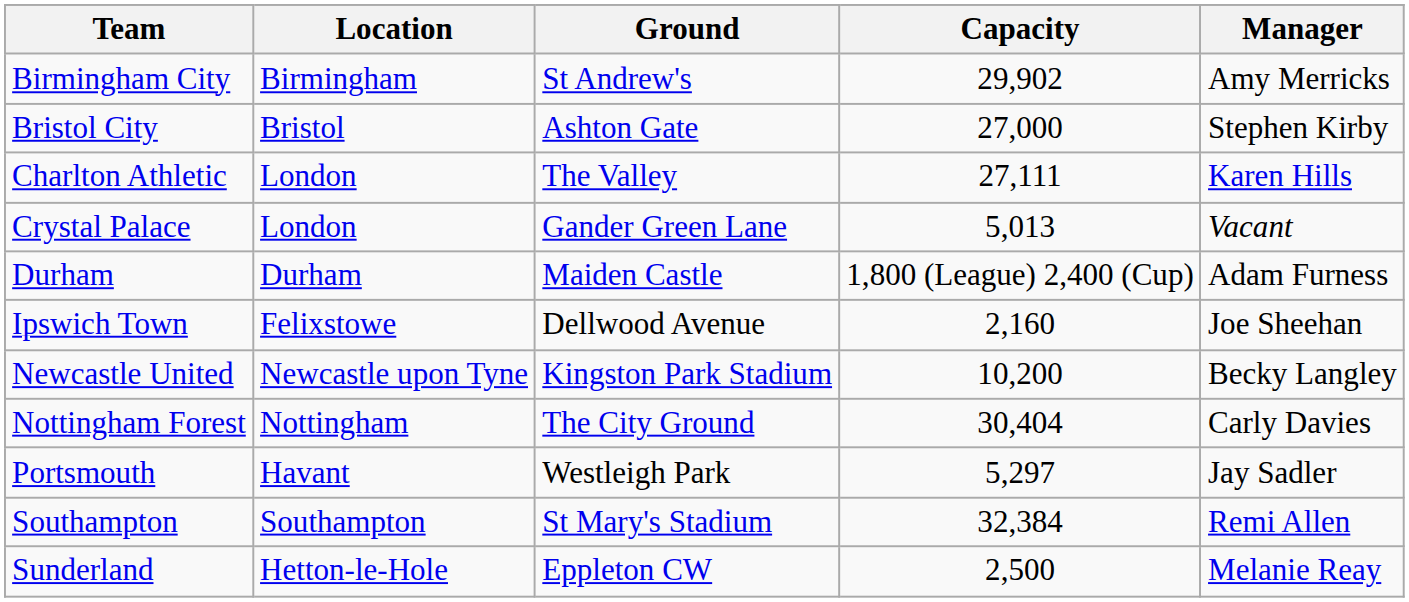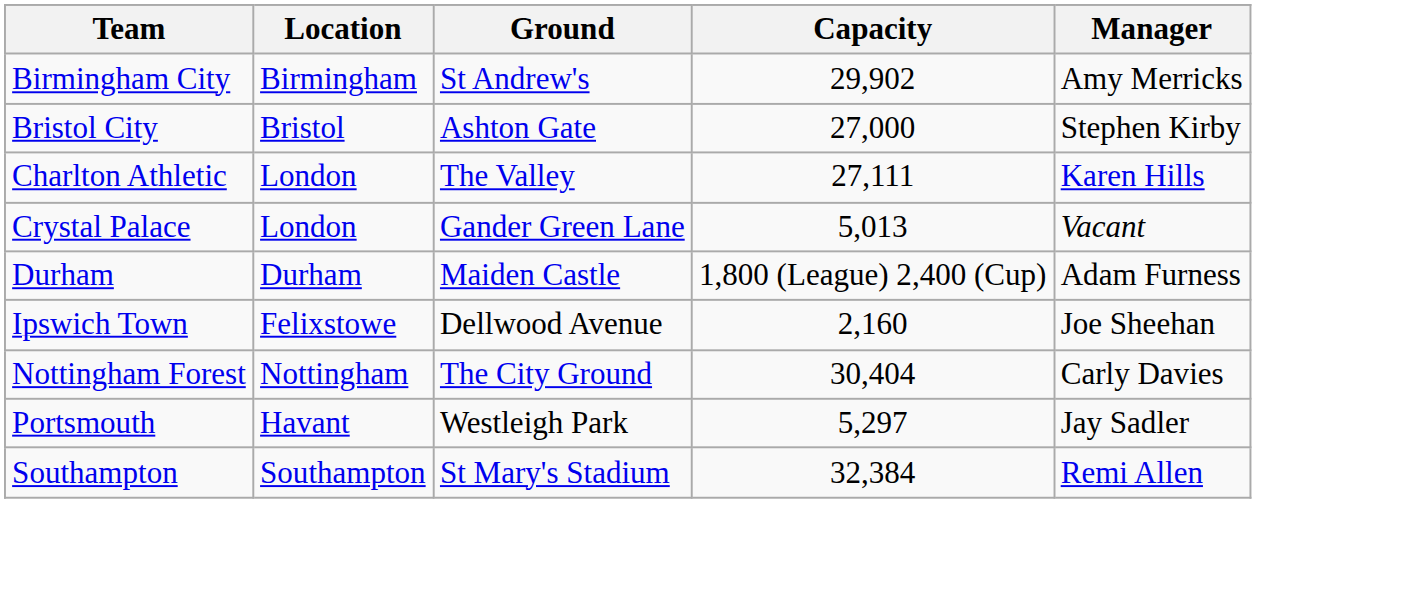- row: (123, 373)
- row: (83, 570)
